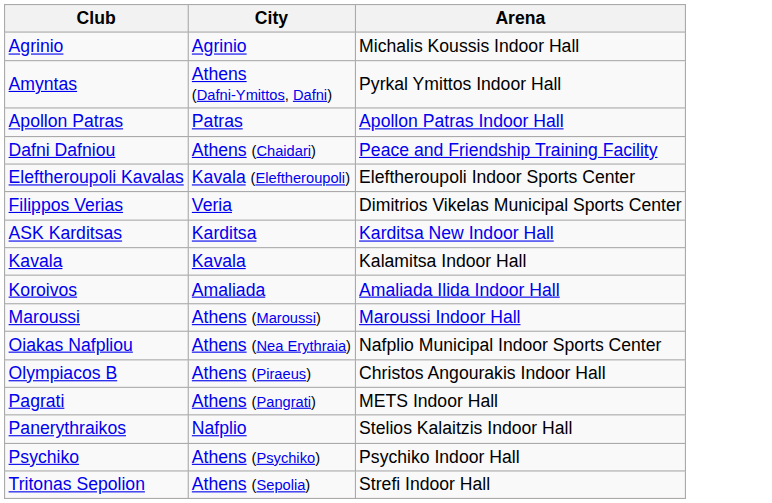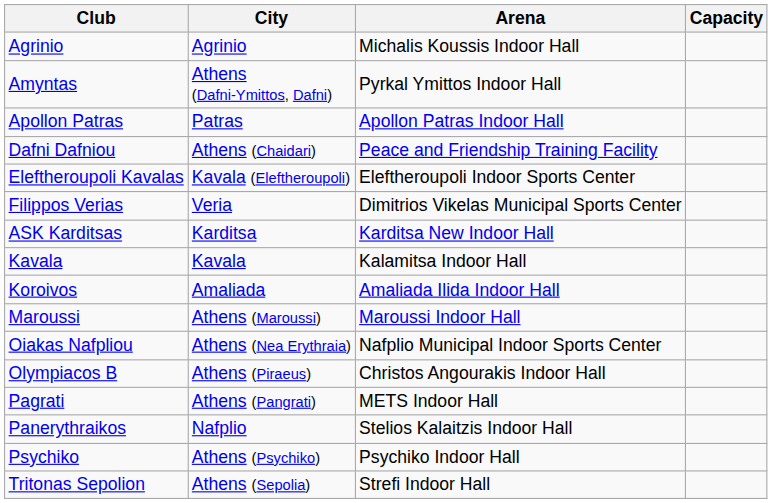+ column: (726, 18)
